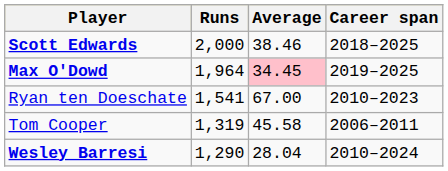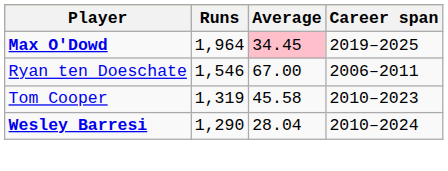- row: (73, 45)
(220, 99) 1,541 -> (220, 72) 1,546
(374, 99) 2010–2023 -> (374, 72) 2006–2011
(374, 126) 2006–2011 -> (374, 99) 2010–2023
